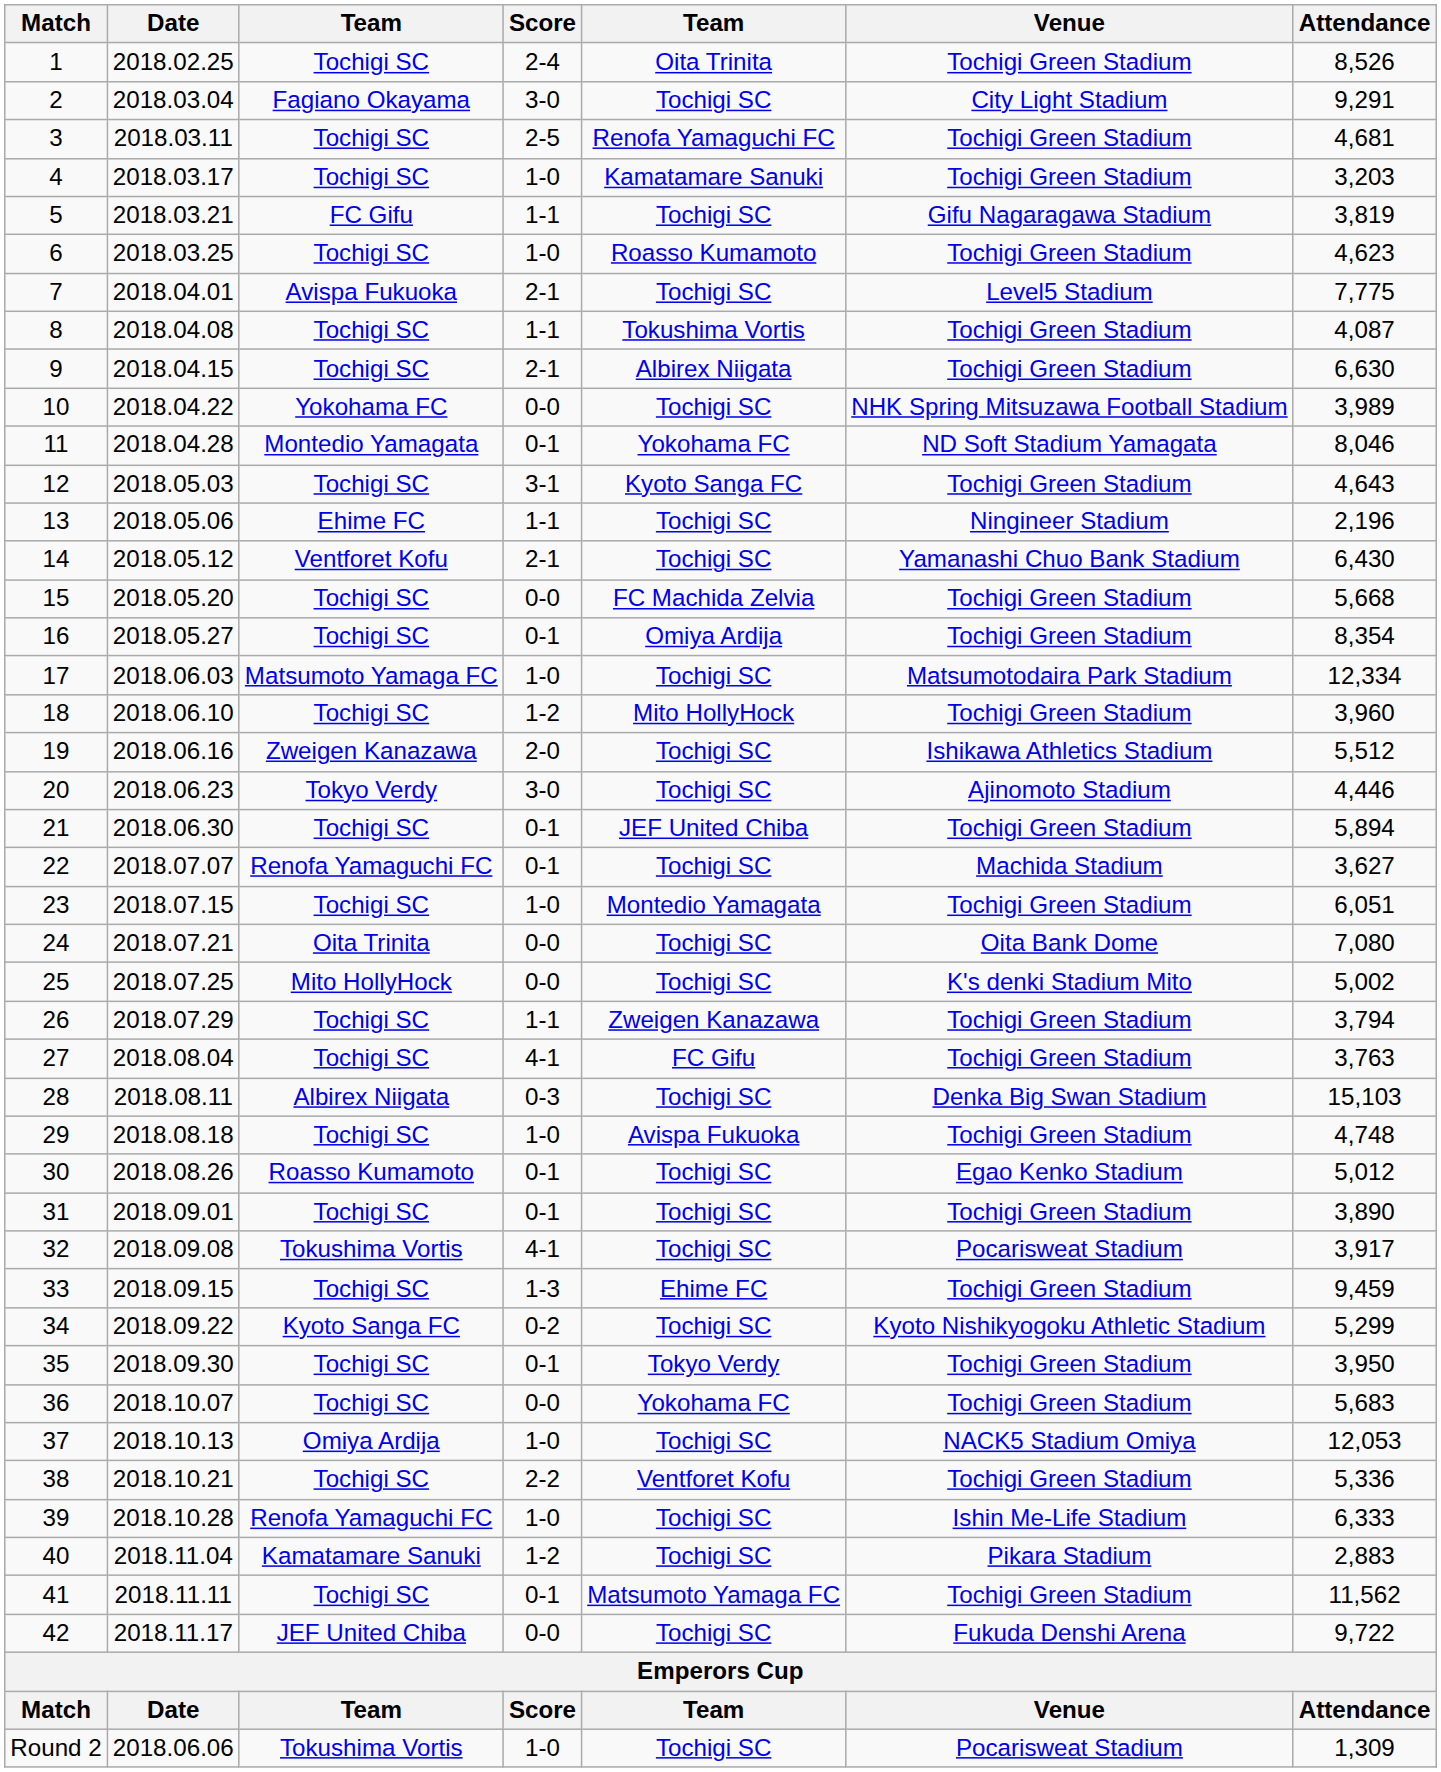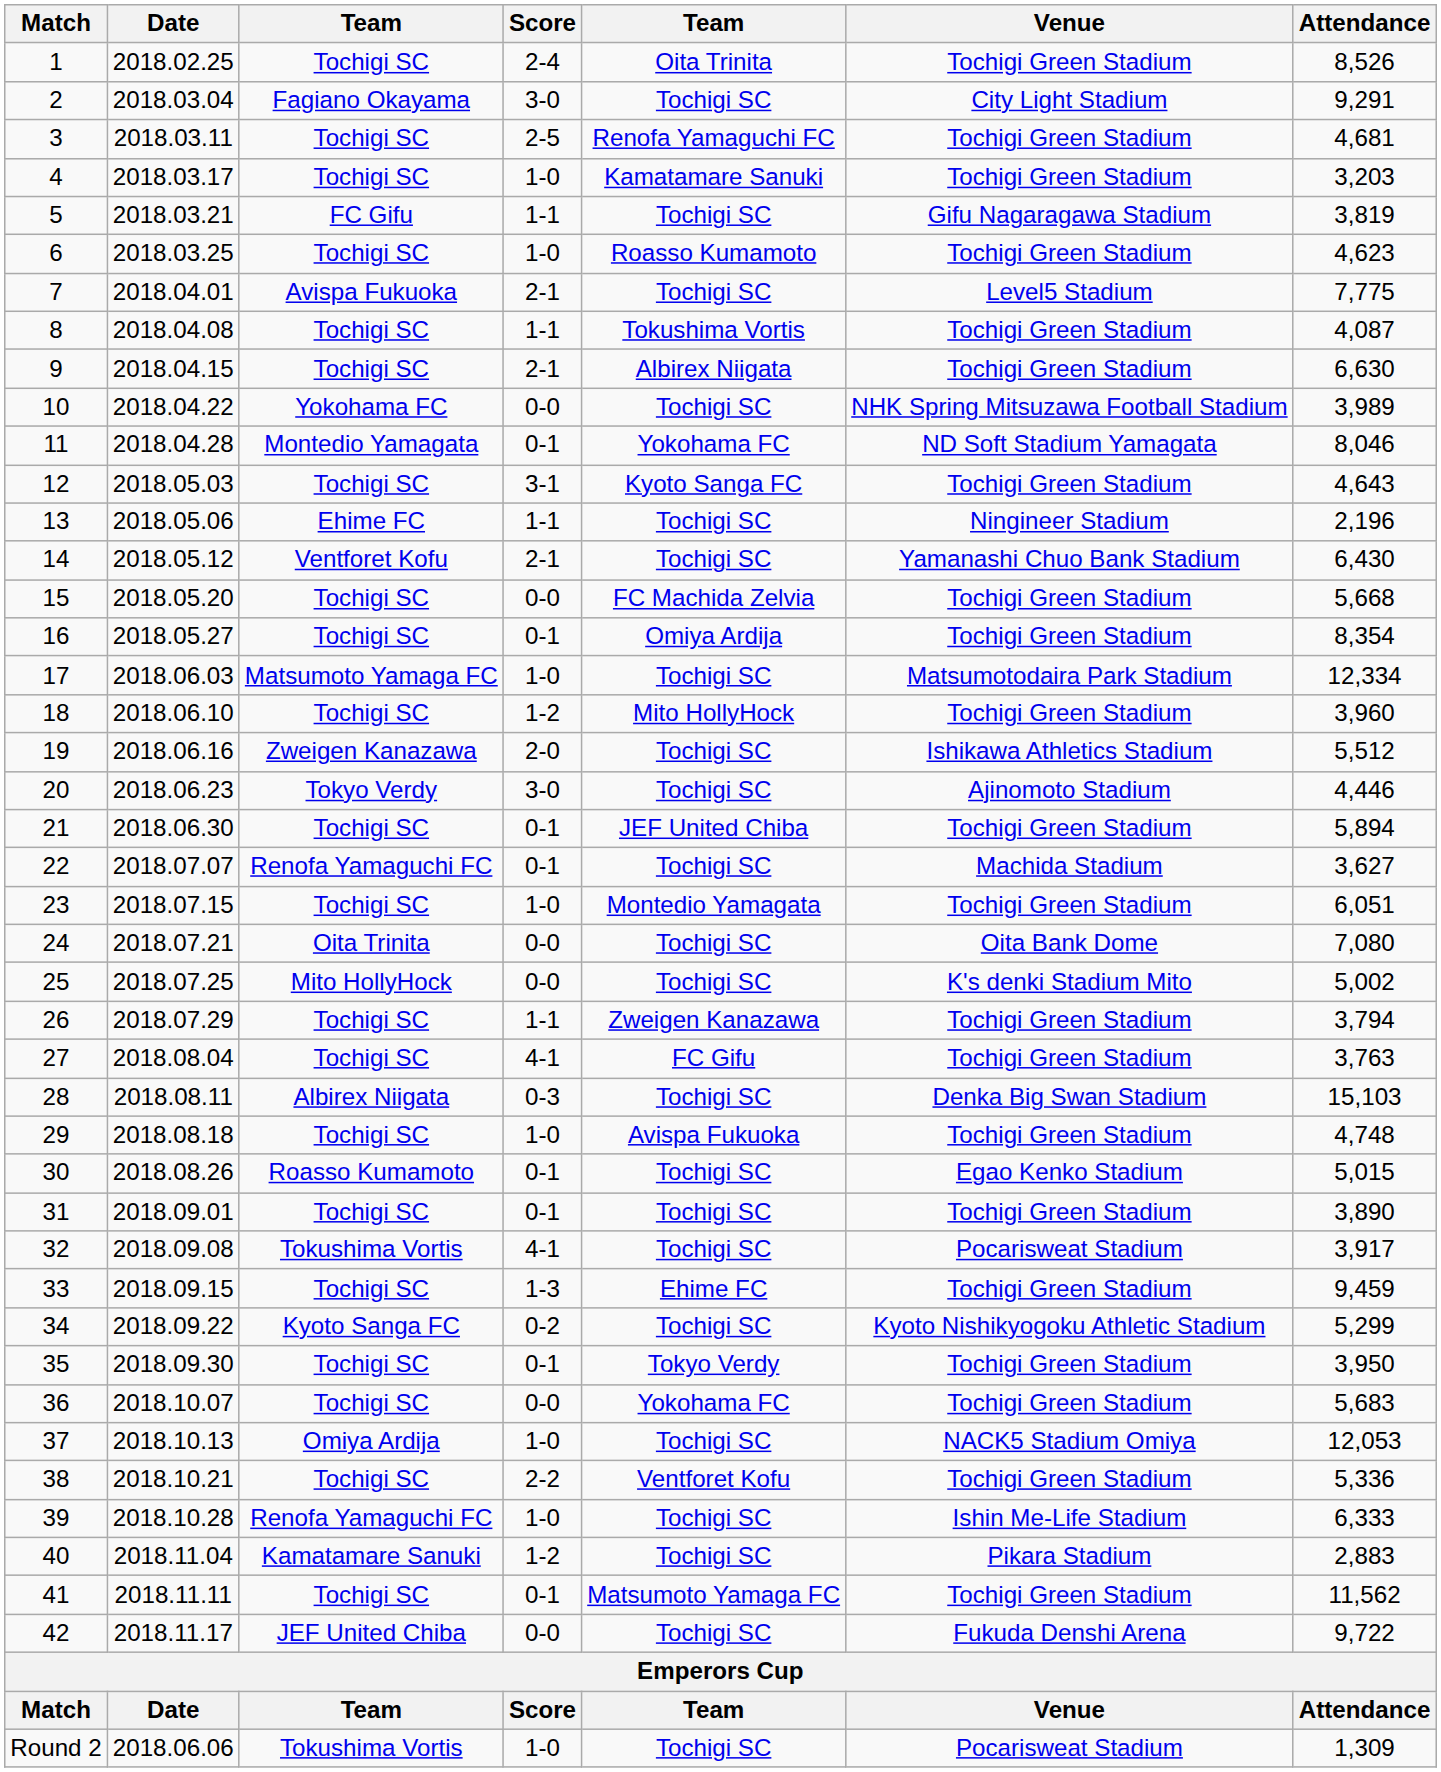(1365, 1173) 5,012 -> (1365, 1173) 5,015
